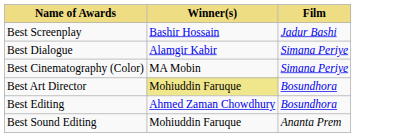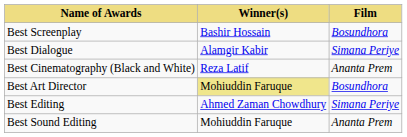(309, 31) Jadur Bashi -> (360, 31) Bosundhora
+ row: (101, 68)
- row: (75, 68)
(309, 104) Bosundhora -> (365, 104) Simana Periye
